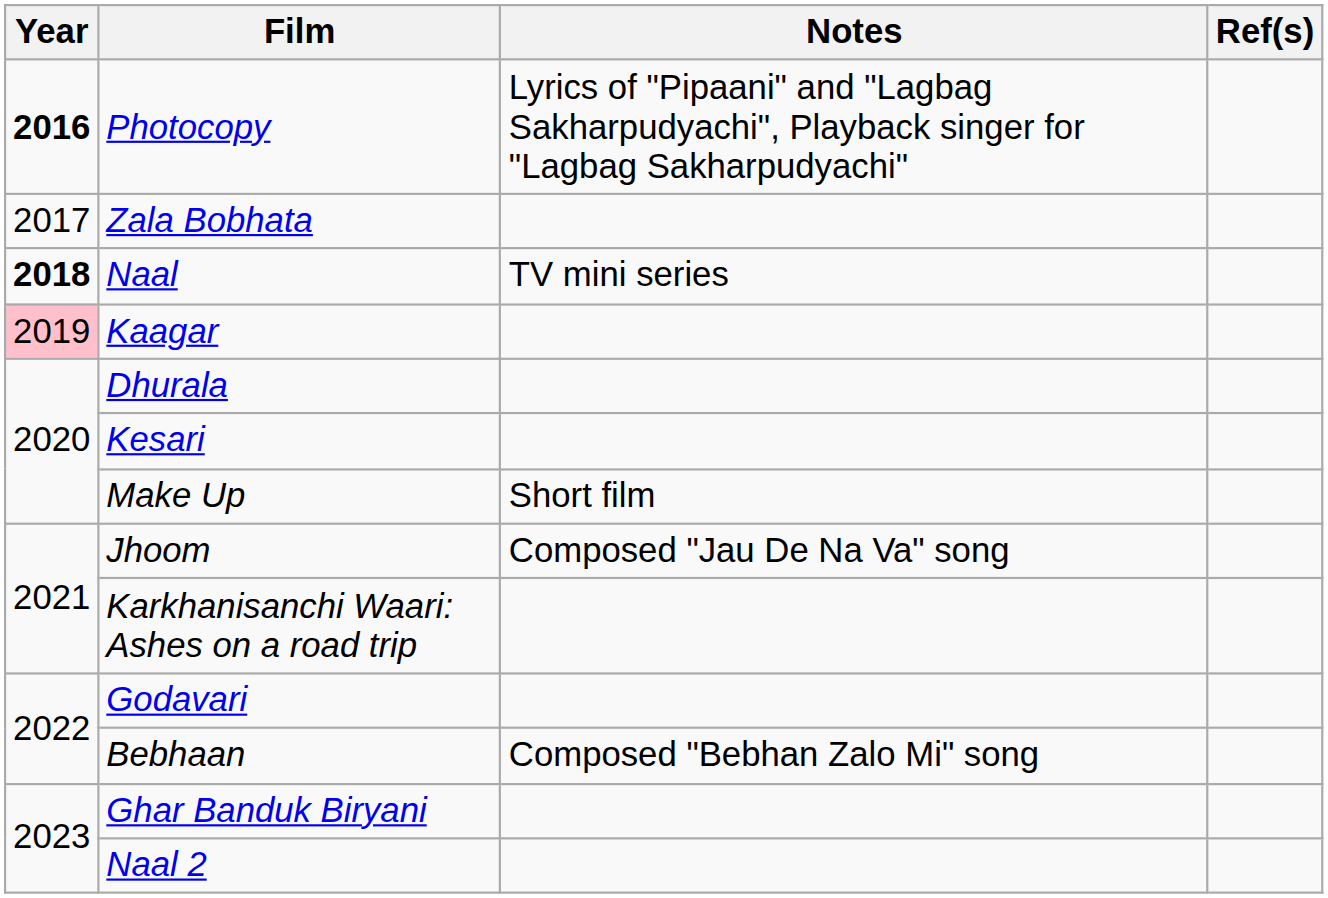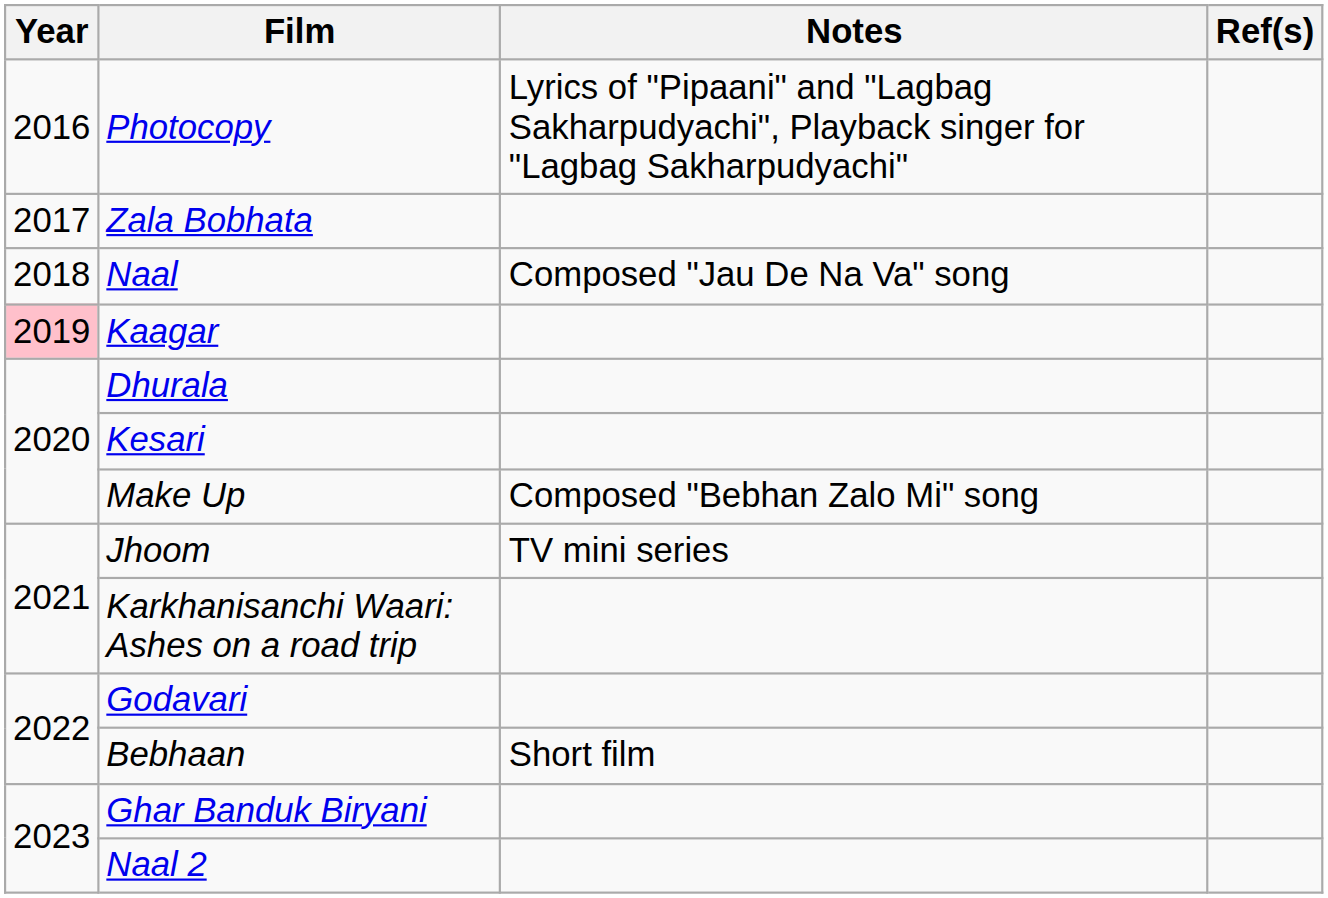(52, 126) bold -> (52, 126) normal
(52, 275) bold -> (52, 275) normal
(619, 275) TV mini series -> (759, 275) Composed "Jau De Na Va" song
(582, 495) Short film -> (774, 495) Composed "Bebhan Zalo Mi" song
(759, 550) Composed "Jau De Na Va" song -> (619, 550) TV mini series
(774, 754) Composed "Bebhan Zalo Mi" song -> (582, 754) Short film
